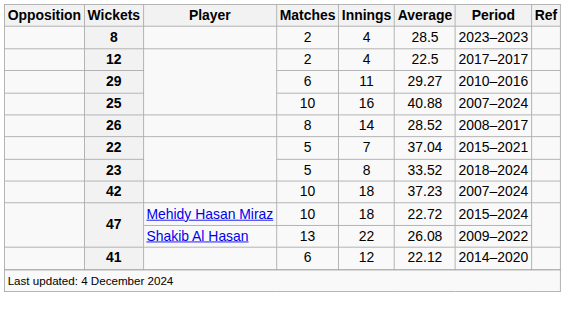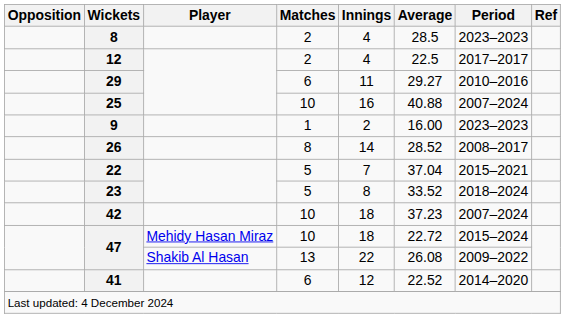+ row: (114, 125)
(425, 258) 22.12 -> (425, 280) 22.52
